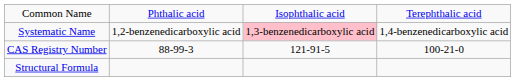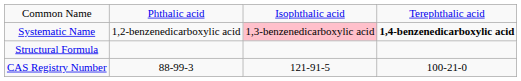(444, 31) normal -> (447, 31) bold
rows swapped: (57, 68) <-> (57, 50)
